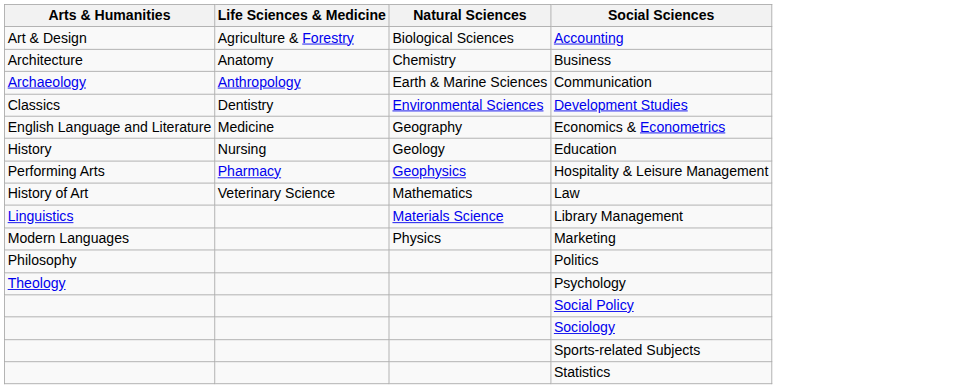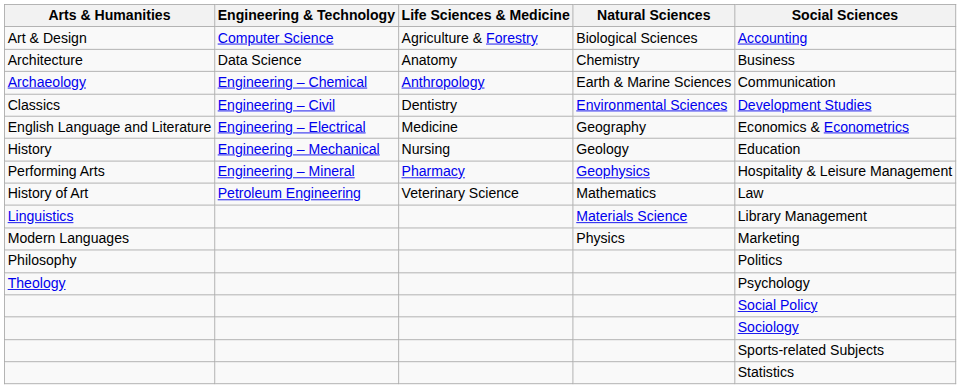+ column: (306, 15)
